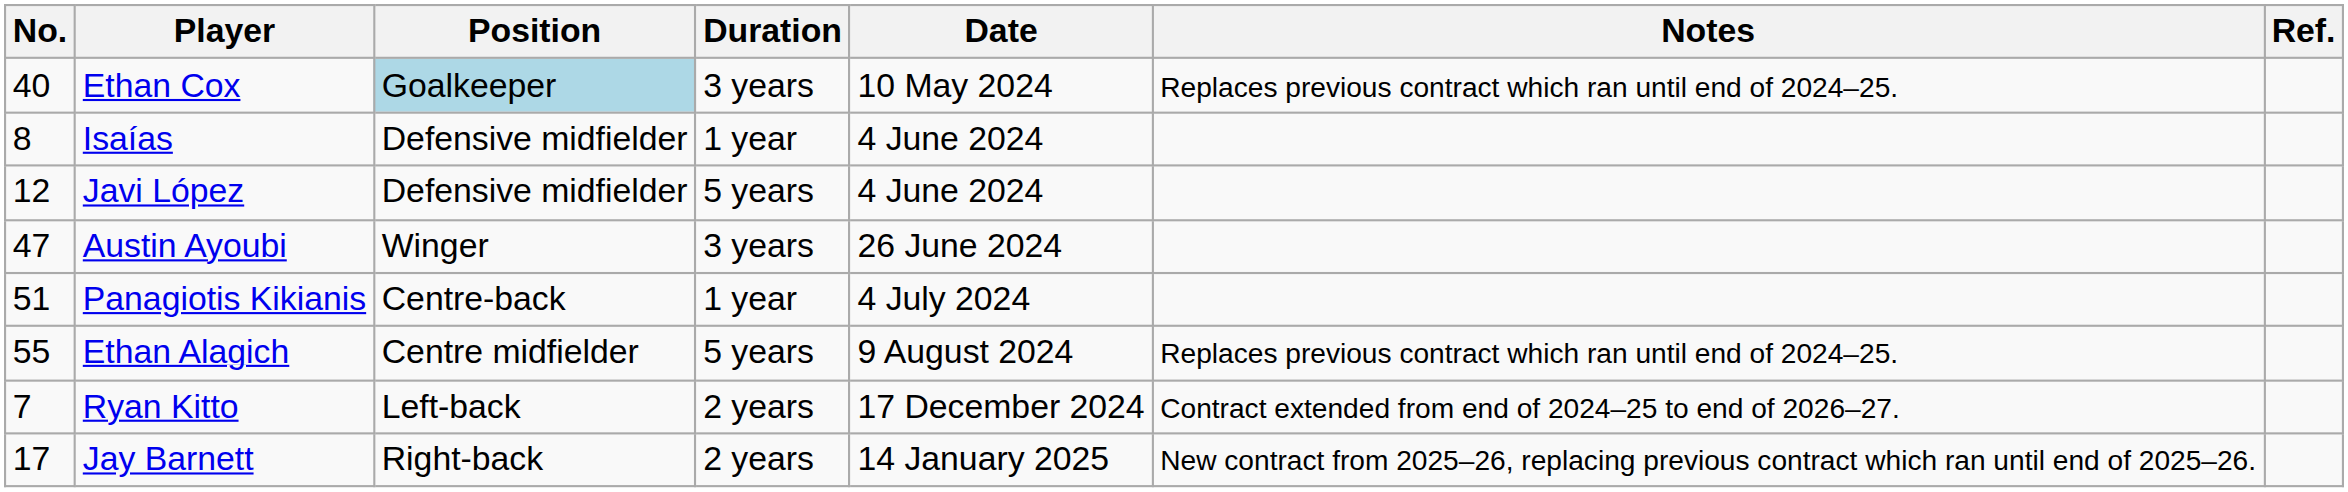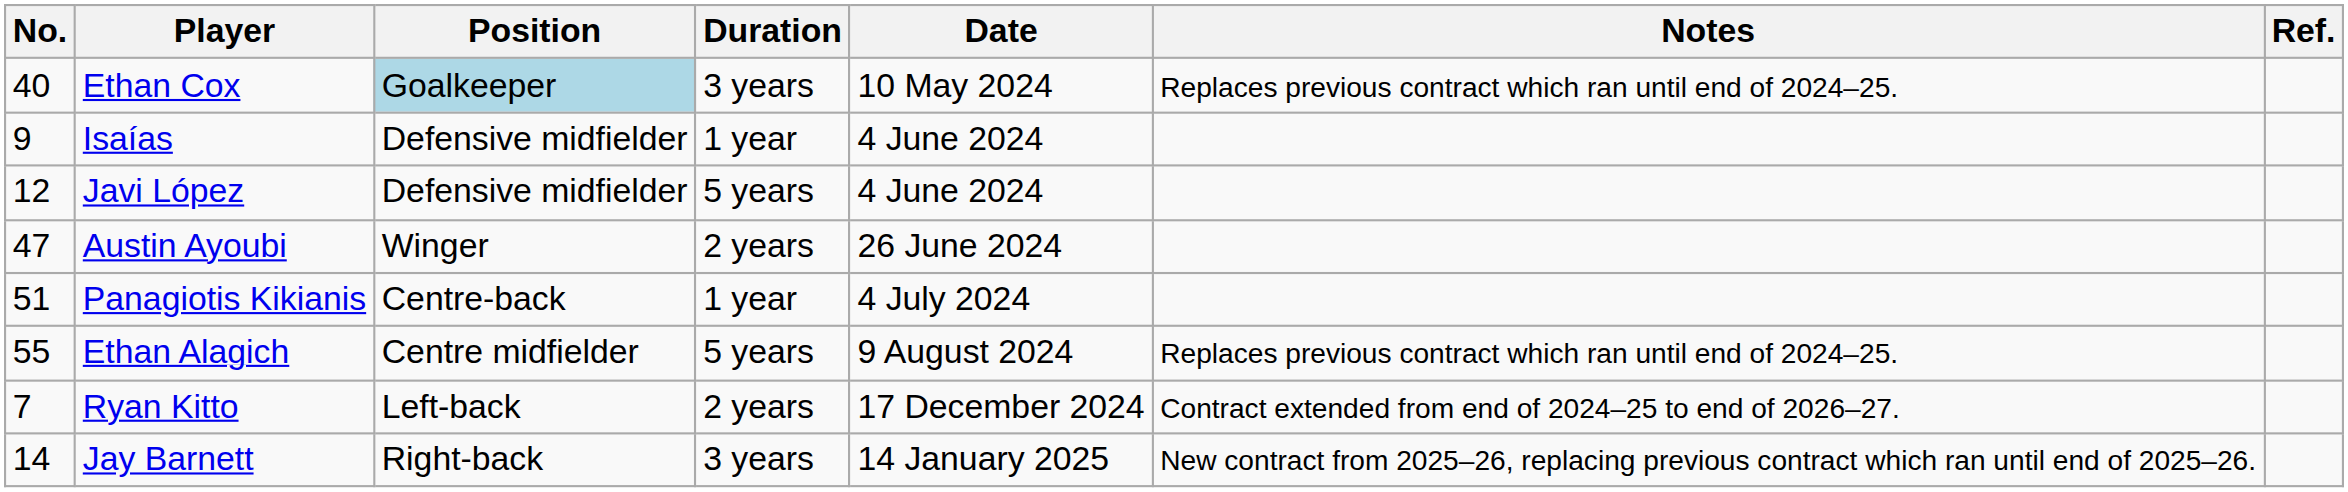(22, 138) 8 -> (22, 138) 9
(758, 245) 3 years -> (758, 245) 2 years
(32, 459) 17 -> (32, 459) 14
(758, 459) 2 years -> (758, 459) 3 years
